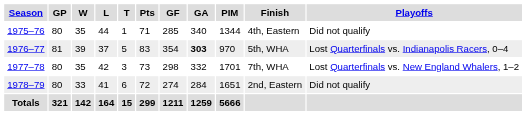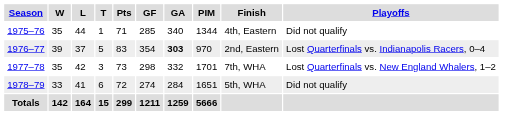- column: (60, 12)
(268, 48) 5th, WHA -> (252, 48) 2nd, Eastern
(275, 84) 2nd, Eastern -> (245, 84) 5th, WHA
